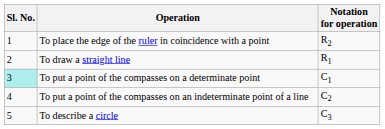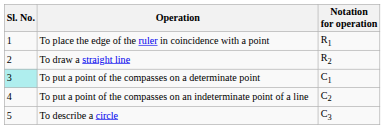(326, 41) R2 -> (326, 41) R1
(326, 59) R1 -> (326, 59) R2
